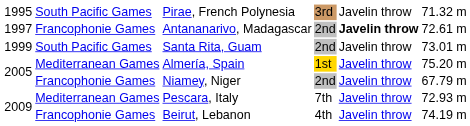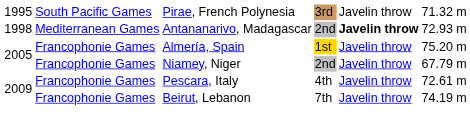(18, 29) 1997 -> (18, 29) 1998
(95, 29) Francophonie Games -> (97, 29) Mediterranean Games
(444, 29) 72.61 m -> (444, 29) 72.93 m
- row: (212, 46)
(97, 63) Mediterranean Games -> (95, 46) Francophonie Games
(97, 98) Mediterranean Games -> (95, 81) Francophonie Games
(323, 98) 7th -> (323, 81) 4th
(444, 98) 72.93 m -> (444, 81) 72.61 m
(323, 115) 4th -> (323, 98) 7th
